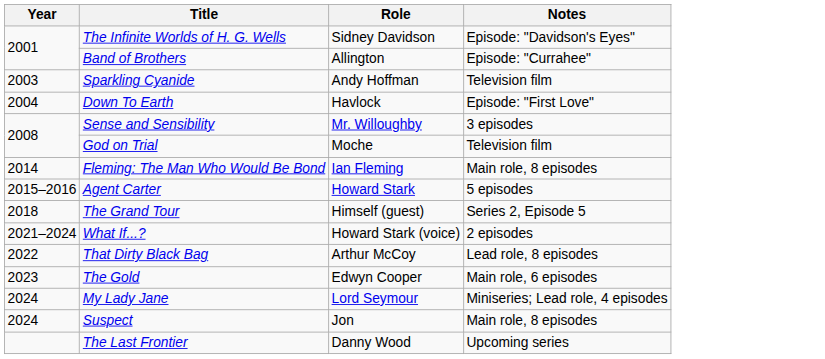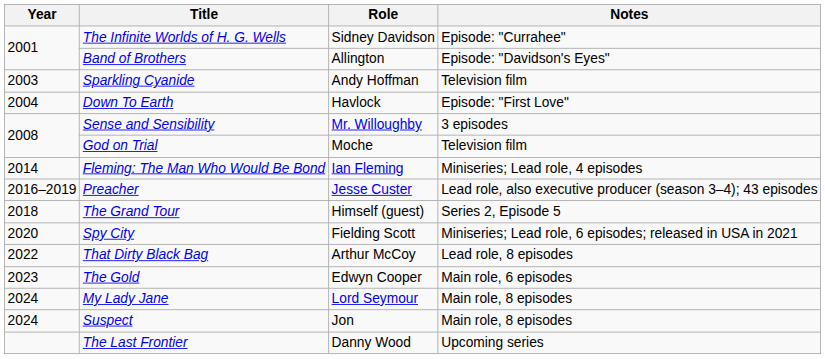(551, 37) Episode: "Davidson's Eyes" -> (503, 37) Episode: "Currahee"
(529, 59) Episode: "Currahee" -> (525, 59) Episode: "Davidson's Eyes"
(532, 168) Main role, 8 episodes -> (542, 168) Miniseries; Lead role, 4 episodes
- row: (122, 189)
+ row: (111, 189)
+ row: (108, 233)
- row: (114, 233)
(567, 299) Miniseries; Lead role, 4 episodes -> (507, 299) Main role, 8 episodes
